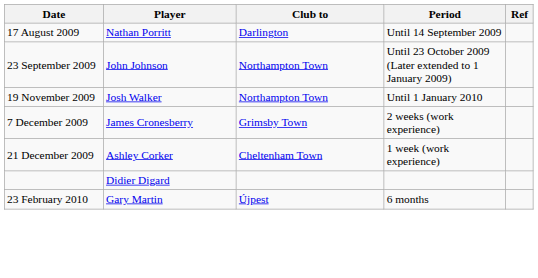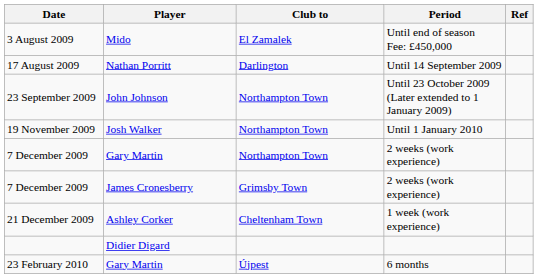+ row: (40, 39)
+ row: (48, 155)
